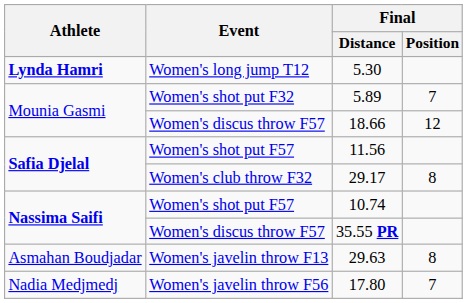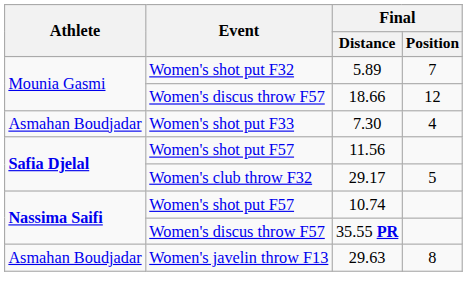- row: (367, 70)
+ row: (367, 124)
(432, 177) 8 -> (432, 177) 5
- row: (367, 285)
